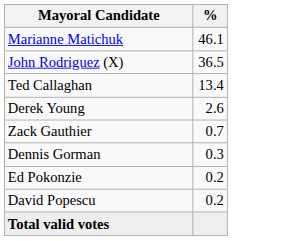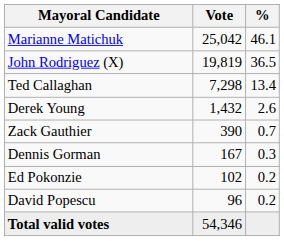+ column: (219, 16)
